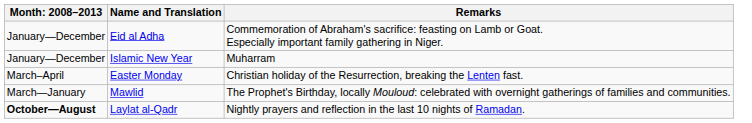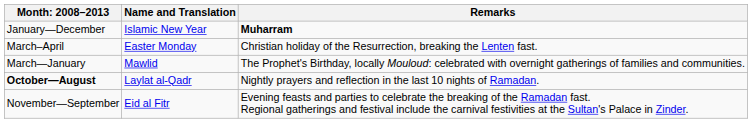- row: (137, 36)
(251, 59) normal -> (267, 30) bold
+ row: (147, 104)
